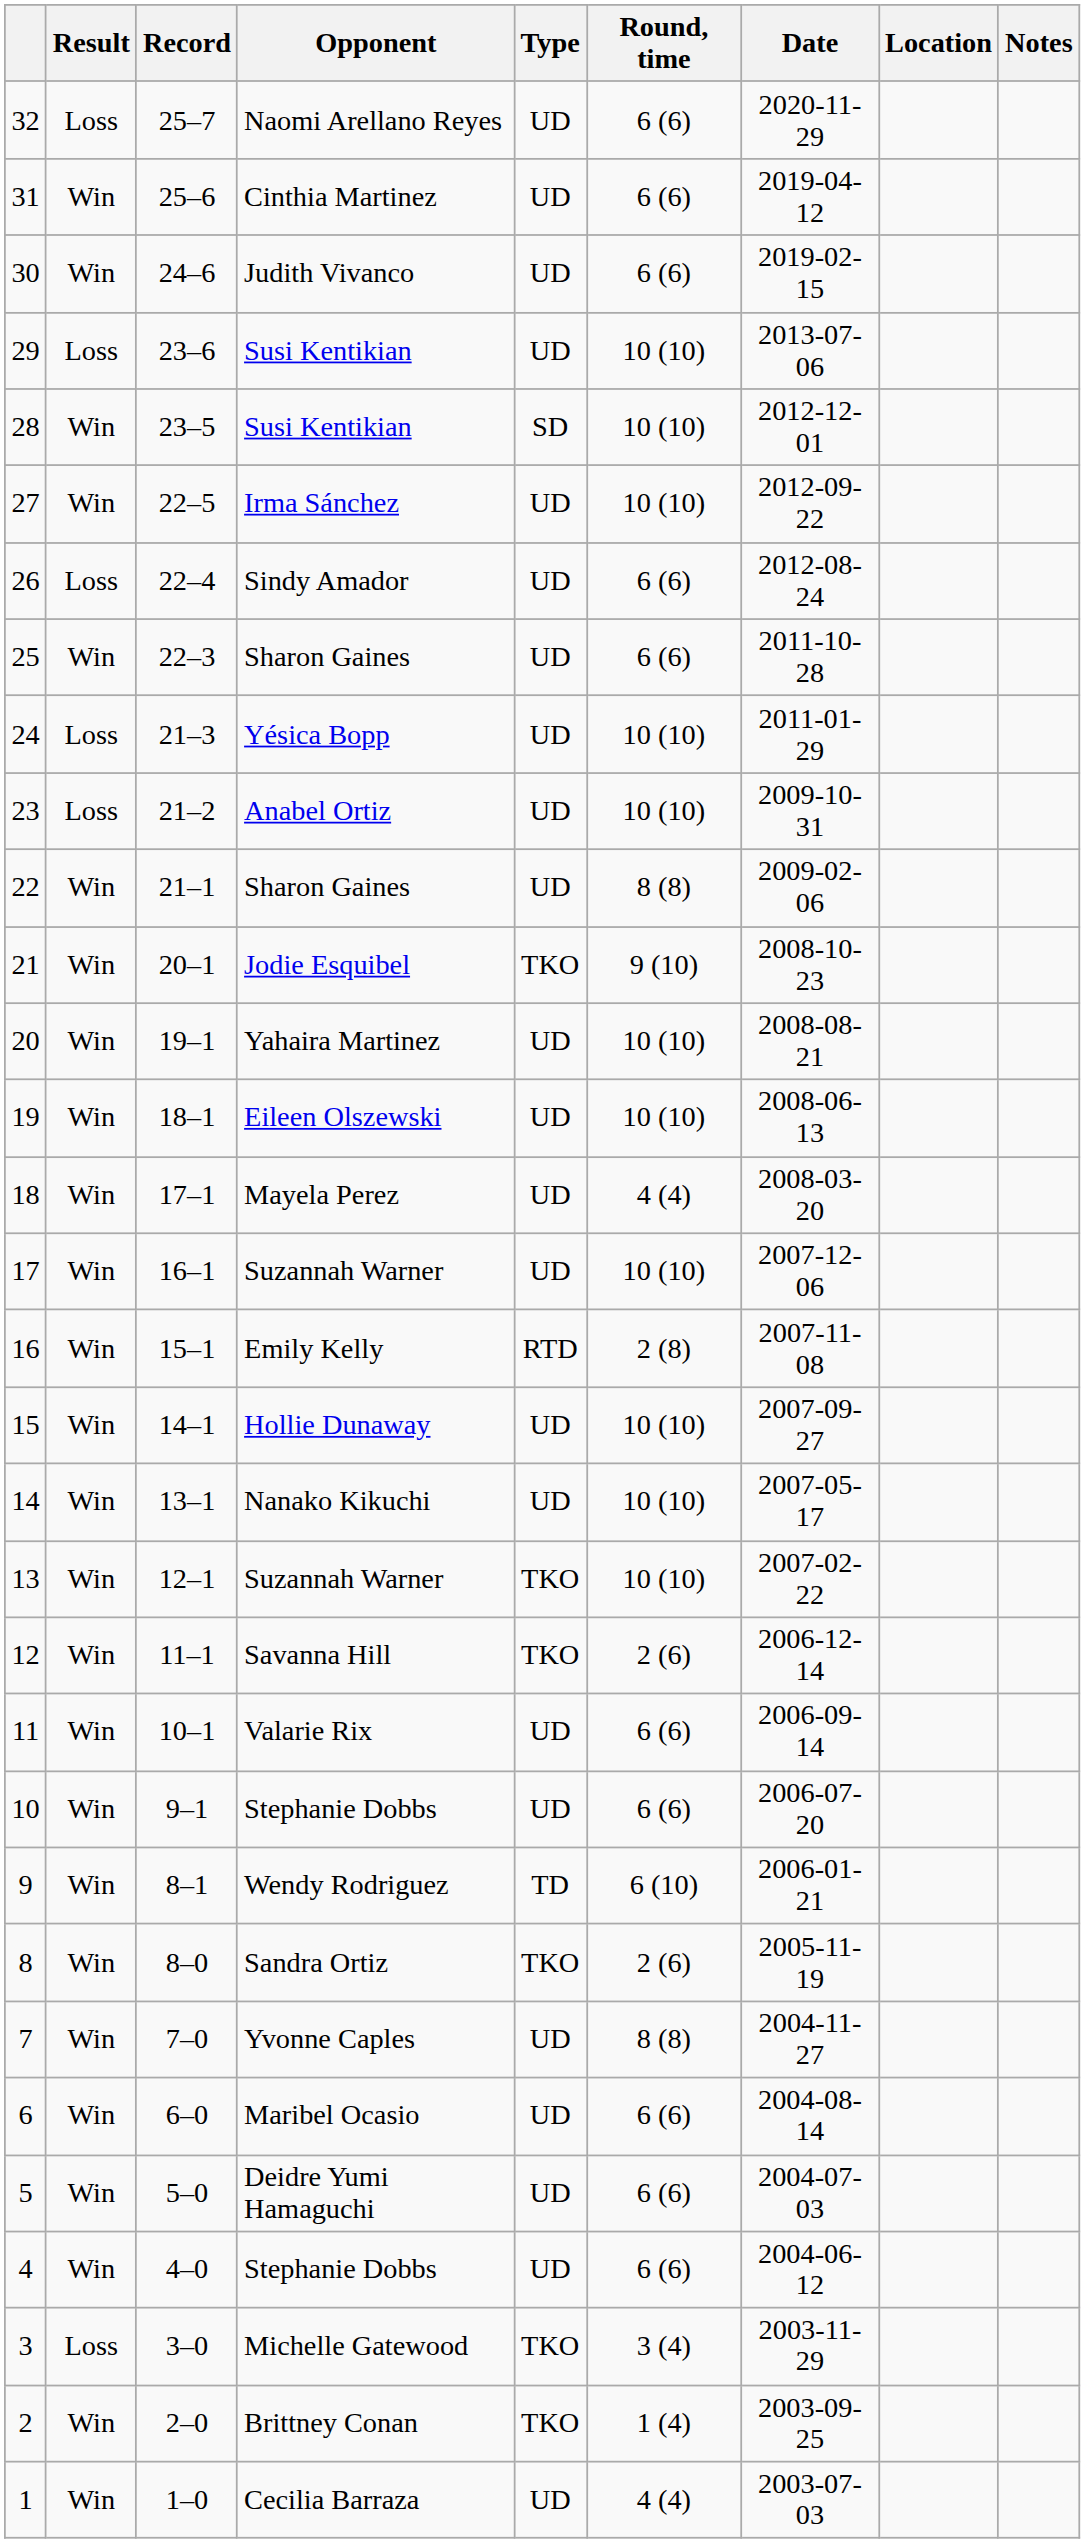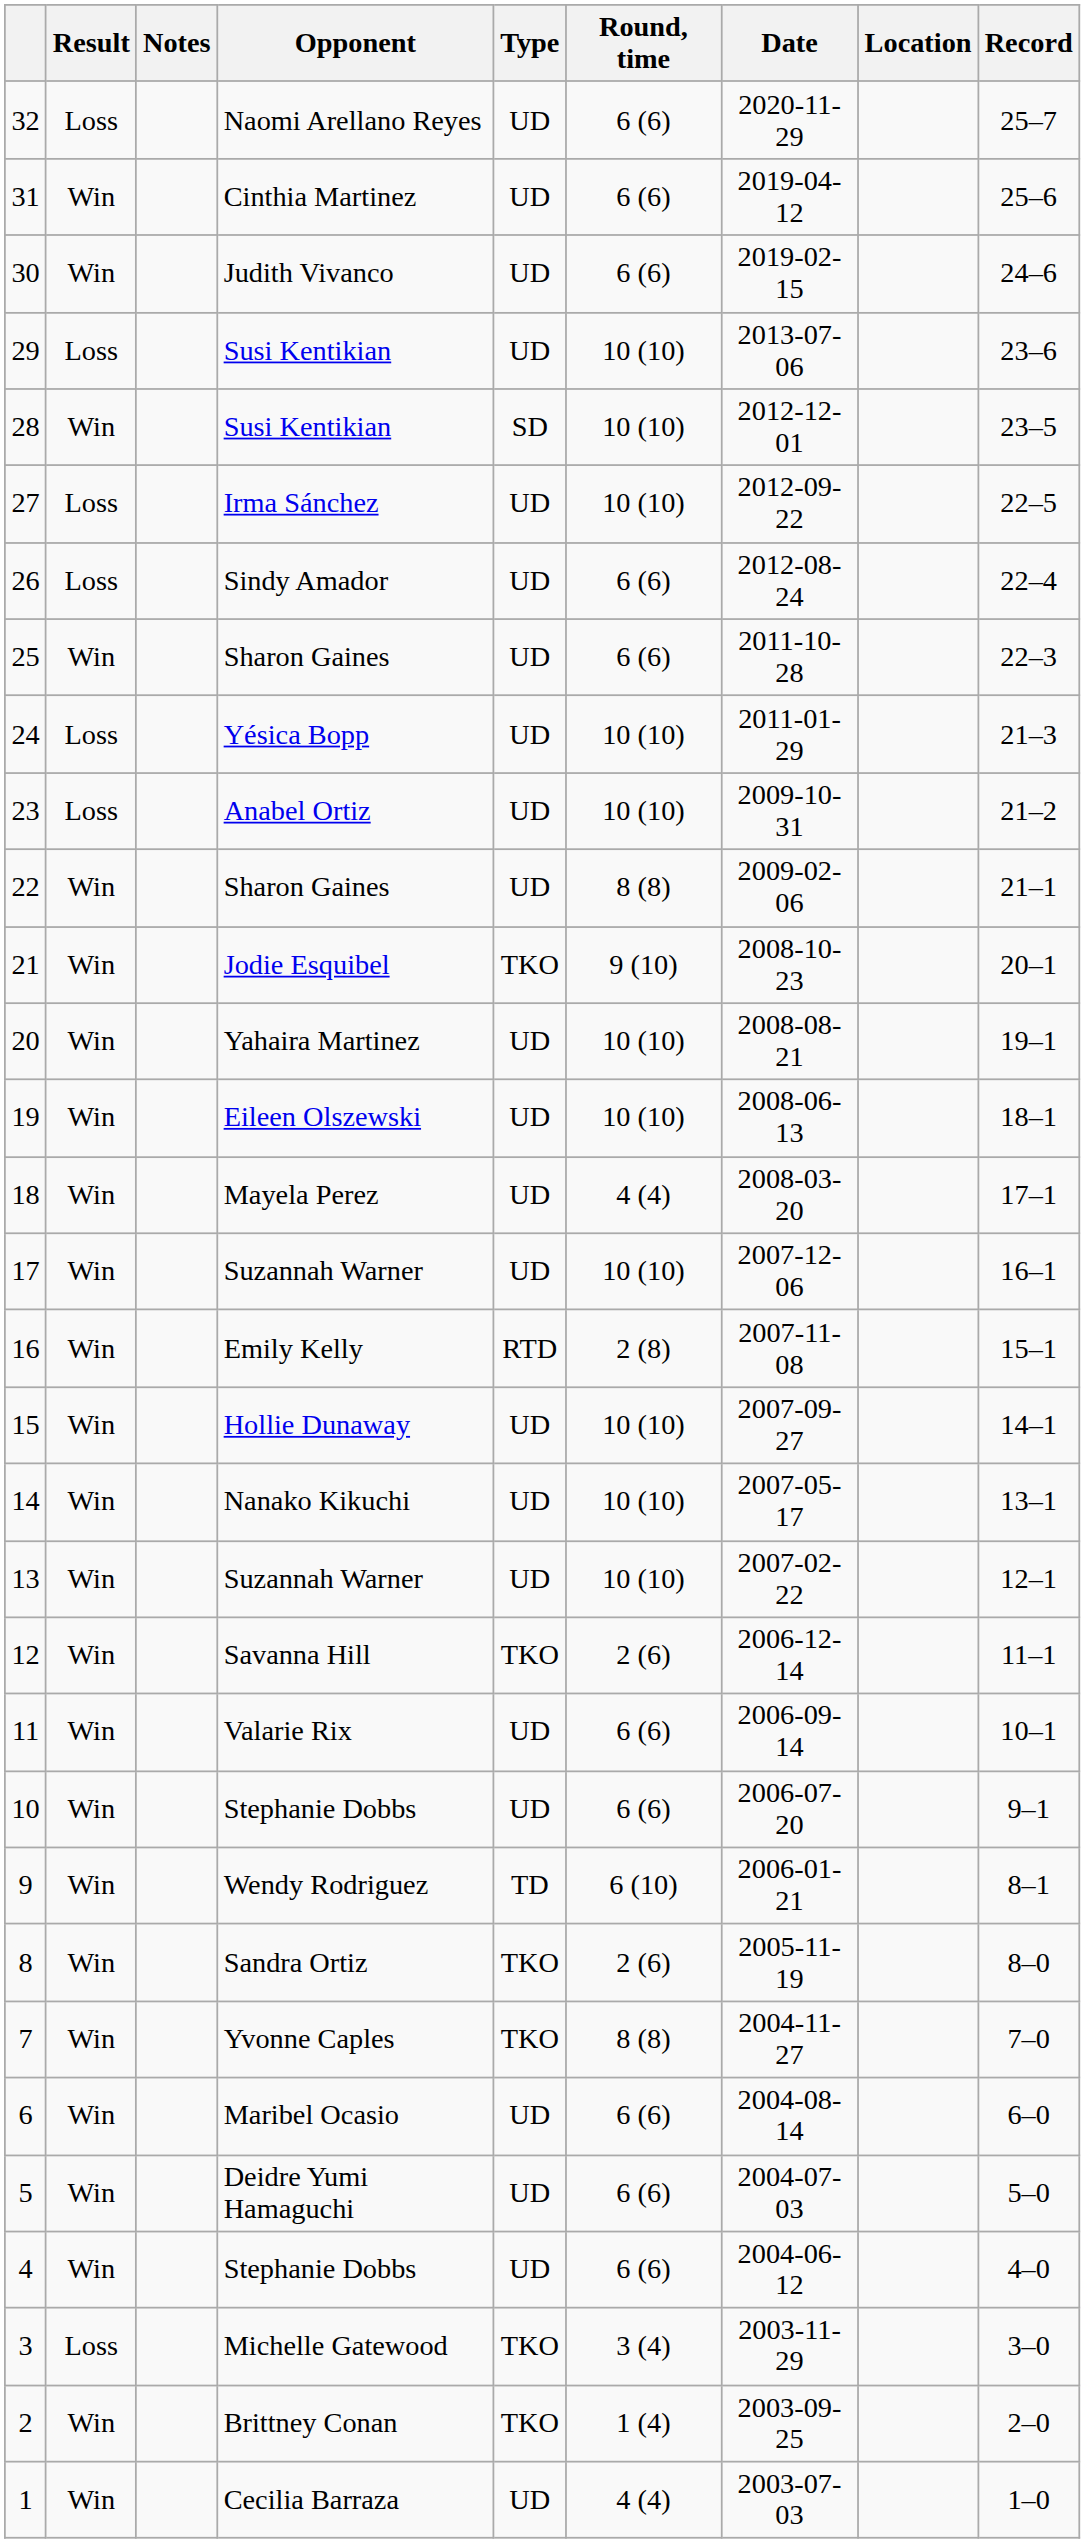columns swapped: (187, 42) <-> (1039, 42)
(91, 503) Win -> (91, 503) Loss
(550, 1578) TKO -> (530, 1578) UD
(550, 2039) UD -> (530, 2039) TKO
